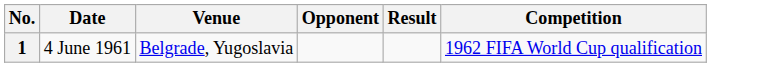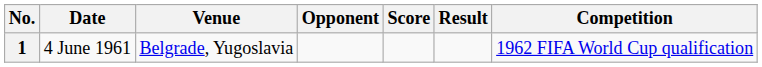+ column: (409, 18)
